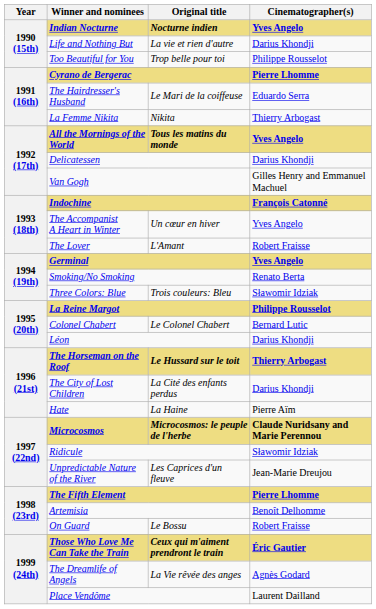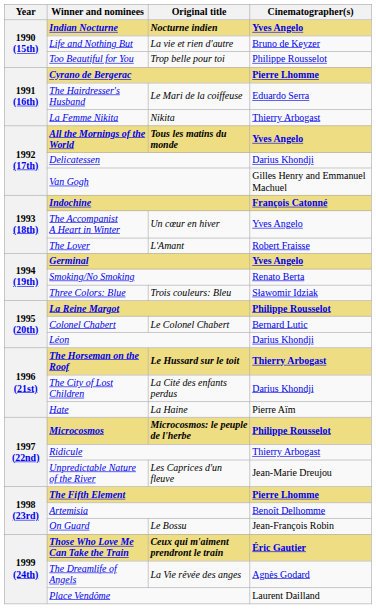(283, 43) Darius Khondji -> (286, 43) Bruno de Keyzer
(300, 431) Claude Nuridsany and Marie Perennou -> (292, 431) Philippe Rousselot
(285, 452) Sławomir Idziak -> (286, 452) Thierry Arbogast
(281, 526) Robert Fraisse -> (293, 526) Jean-François Robin
